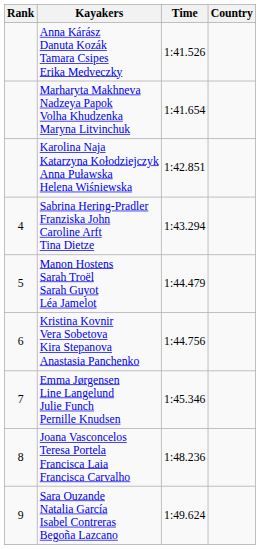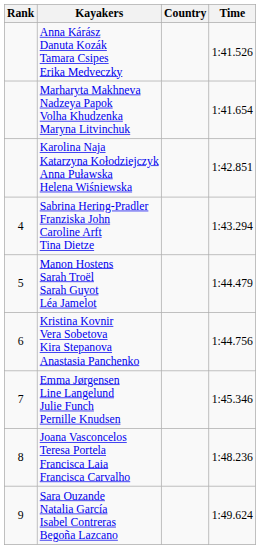columns swapped: (232, 13) <-> (185, 13)
